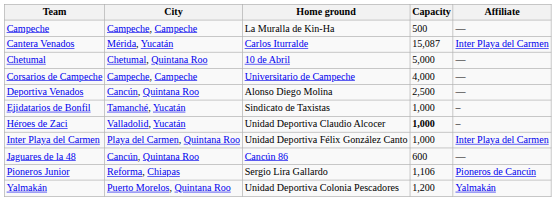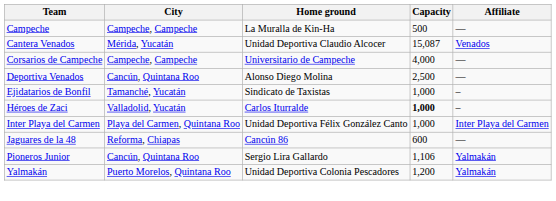(276, 44) Carlos Iturralde -> (315, 44) Unidad Deportiva Claudio Alcocer
(502, 44) Inter Playa del Carmen -> (473, 44) Venados
- row: (26, 60)
(315, 124) Unidad Deportiva Claudio Alcocer -> (276, 108) Carlos Iturralde
(153, 156) Cancún, Quintana Roo -> (143, 140) Reforma, Chiapas
(143, 172) Reforma, Chiapas -> (153, 156) Cancún, Quintana Roo
(496, 172) Pioneros de Cancún -> (476, 156) Yalmakán
